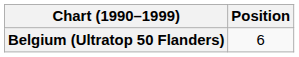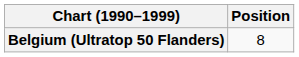(261, 39) 6 -> (261, 39) 8
